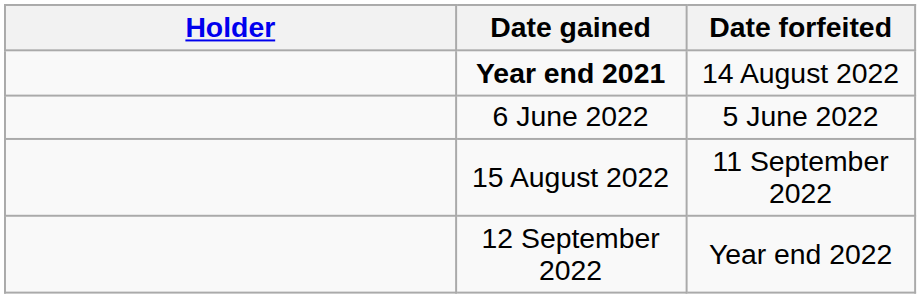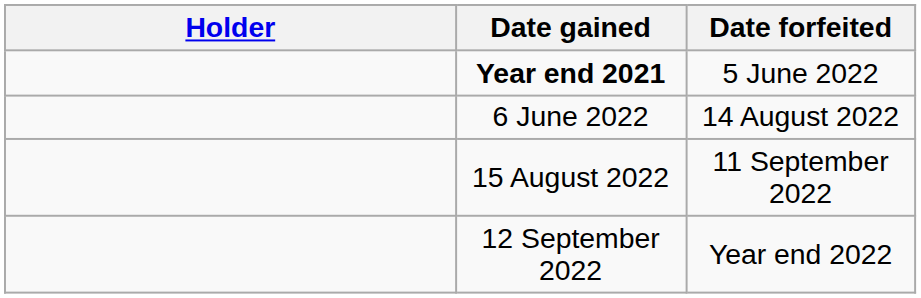(801, 73) 14 August 2022 -> (801, 73) 5 June 2022
(801, 117) 5 June 2022 -> (801, 117) 14 August 2022
